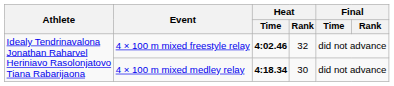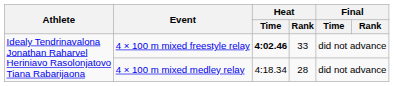(303, 46) 32 -> (303, 46) 33
(271, 70) bold -> (271, 70) normal
(303, 70) 30 -> (303, 70) 28
